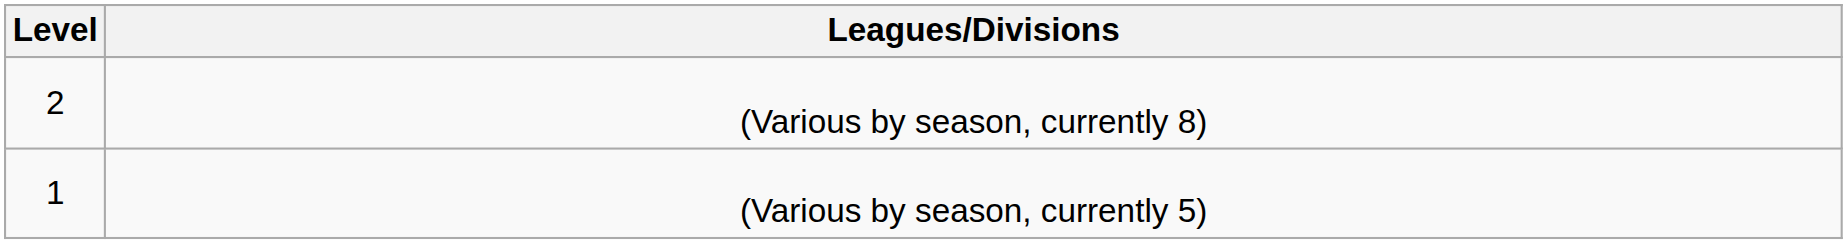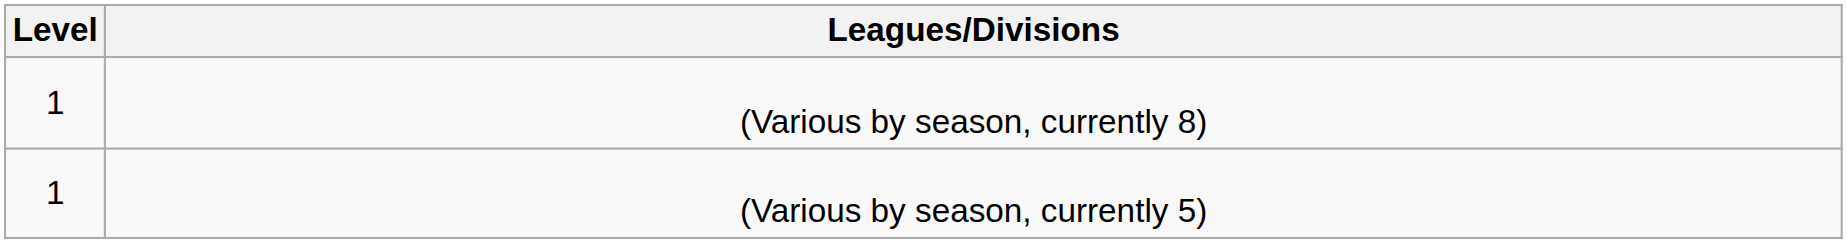(55, 102) 2 -> (55, 102) 1
